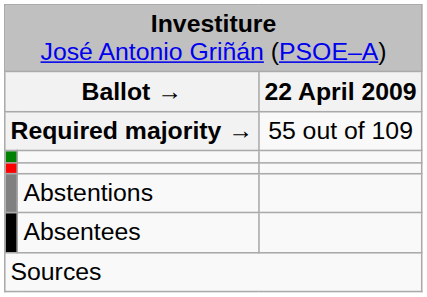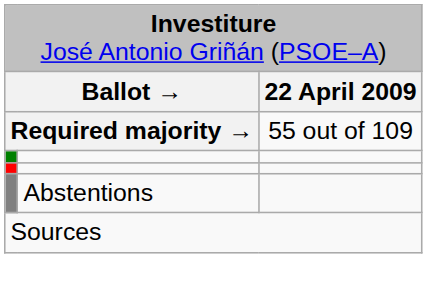- row: (11, 233)
